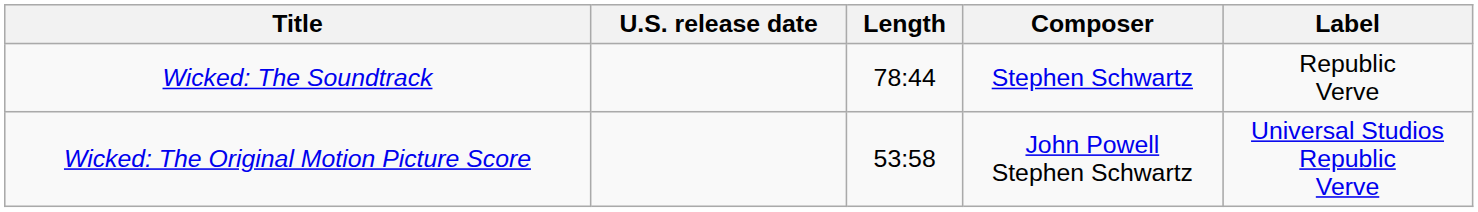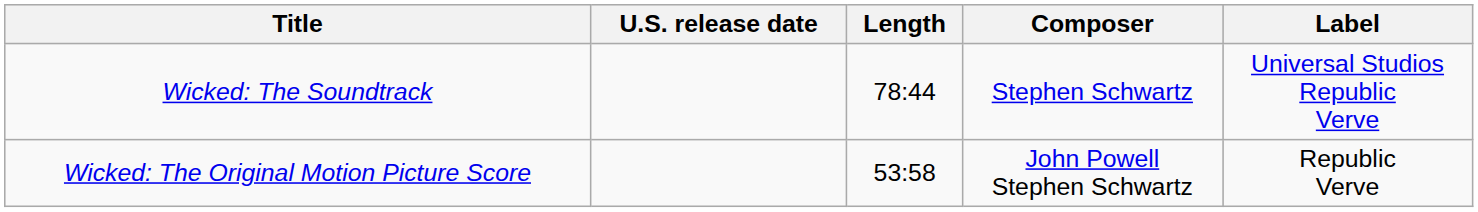(1348, 77) Republic Verve -> (1348, 91) Universal Studios Republic Verve
(1348, 158) Universal Studios Republic Verve -> (1348, 172) Republic Verve
